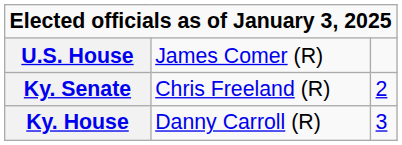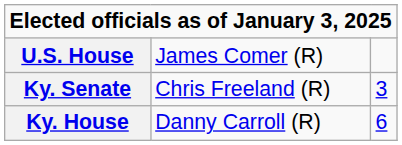(381, 88) 2 -> (381, 88) 3
(381, 122) 3 -> (381, 122) 6
